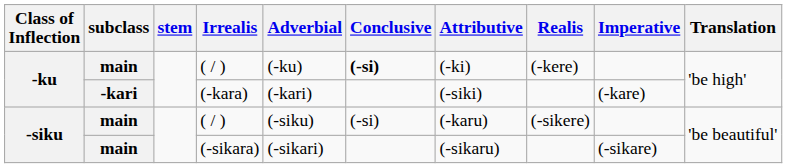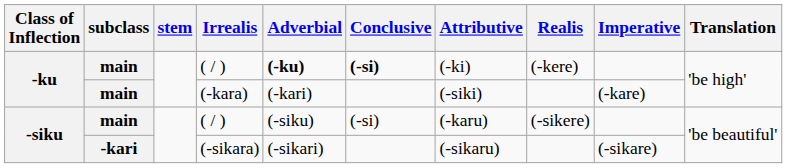(285, 65) normal -> (286, 65) bold
(119, 93) -kari -> (119, 93) main
(119, 148) main -> (119, 148) -kari
